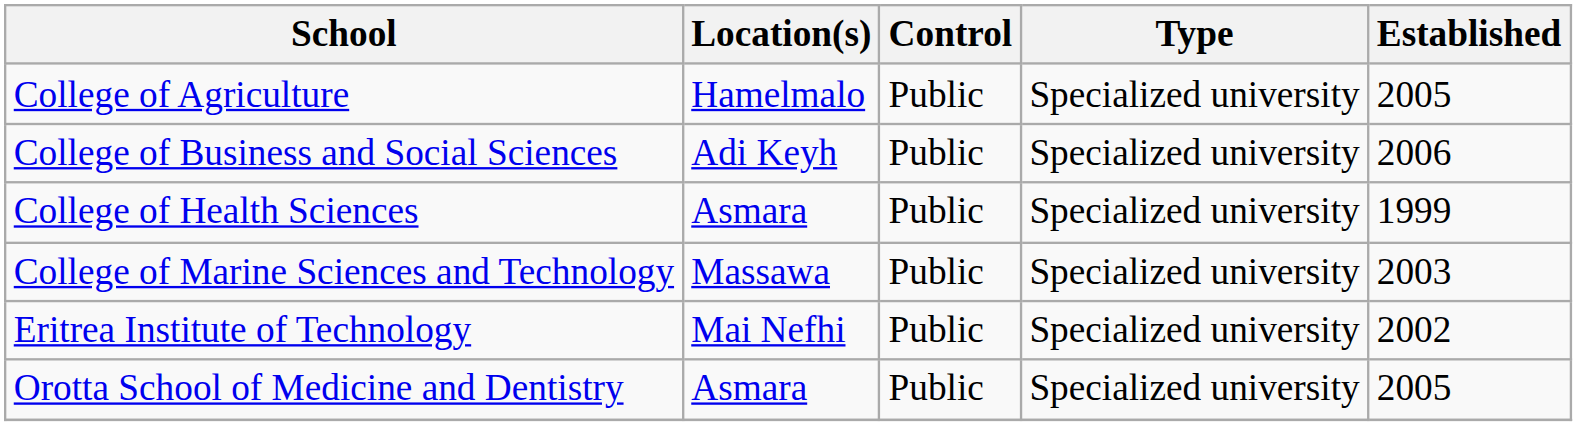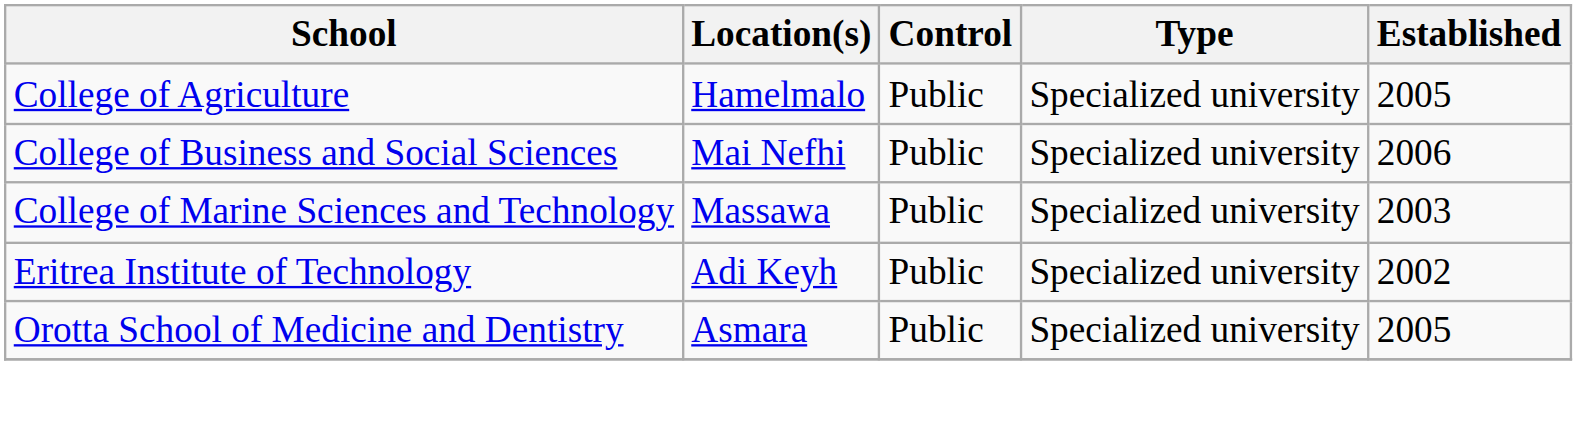(764, 152) Adi Keyh -> (768, 152) Mai Nefhi
- row: (216, 211)
(768, 329) Mai Nefhi -> (764, 270) Adi Keyh
